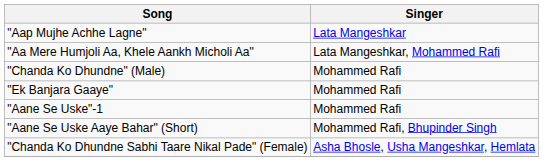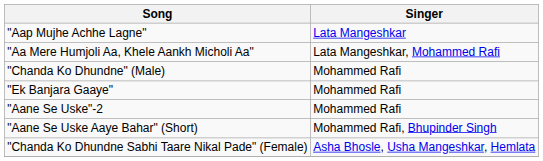- row: (55, 109)
+ row: (55, 109)
